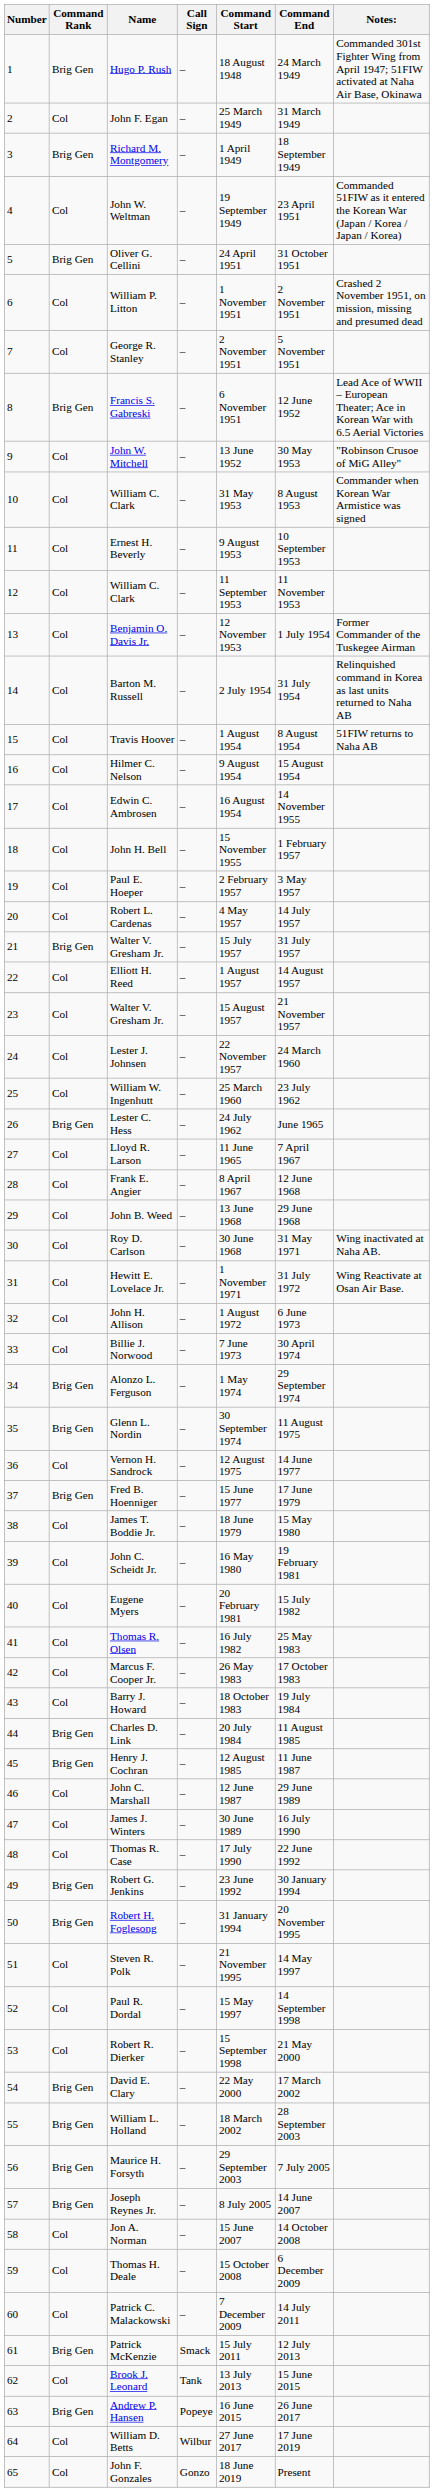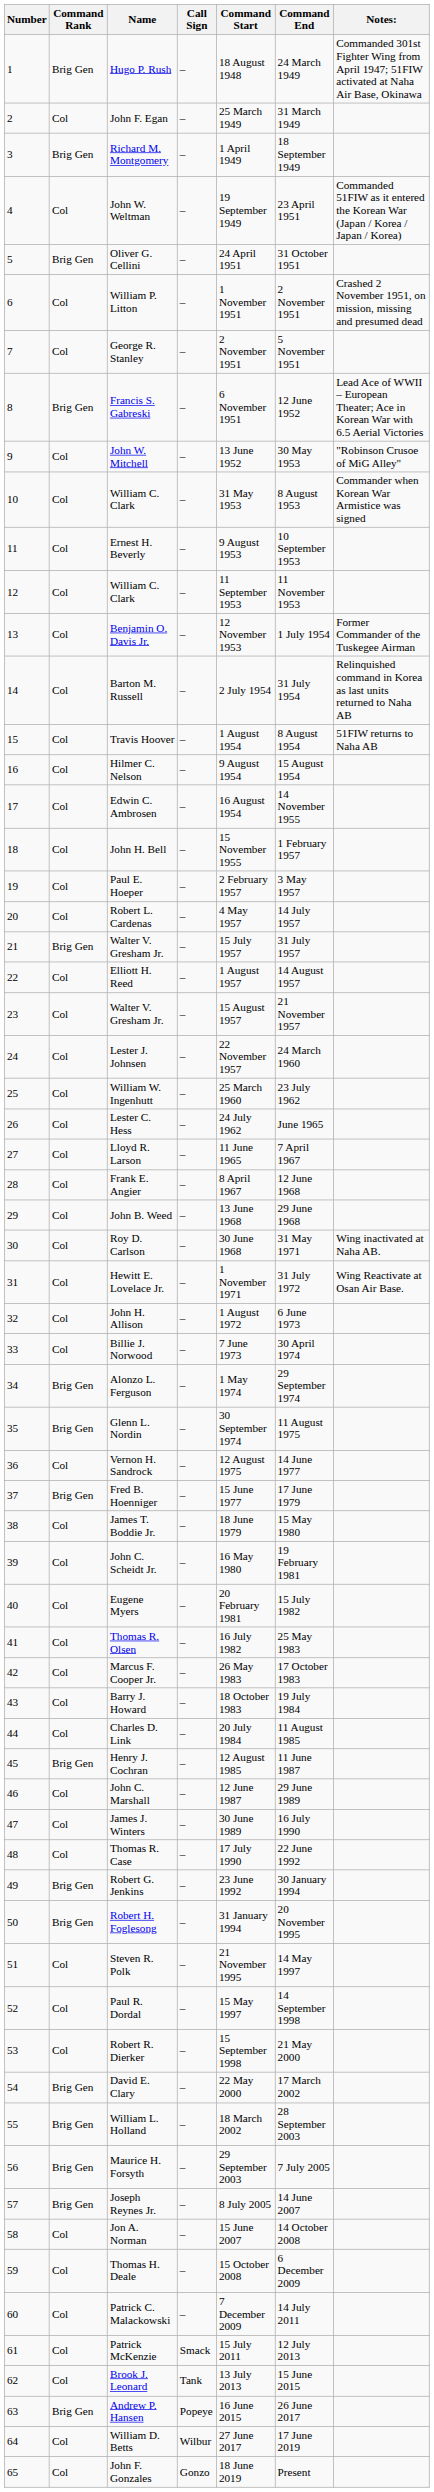(73, 1124) Brig Gen -> (60, 1124) Col
(73, 1733) Brig Gen -> (60, 1733) Col
(73, 2350) Brig Gen -> (60, 2350) Col
